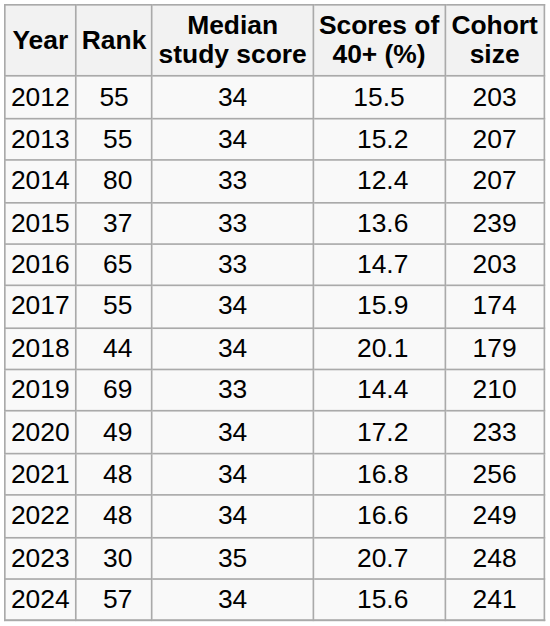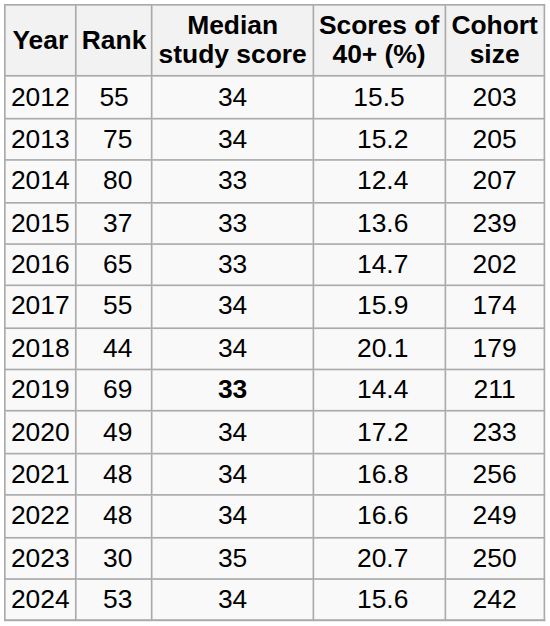(114, 138) 55 -> (114, 138) 75
(495, 138) 207 -> (495, 138) 205
(495, 264) 203 -> (495, 264) 202
(233, 390) normal -> (233, 390) bold
(495, 390) 210 -> (495, 390) 211
(495, 557) 248 -> (495, 557) 250
(114, 599) 57 -> (114, 599) 53
(495, 599) 241 -> (495, 599) 242
